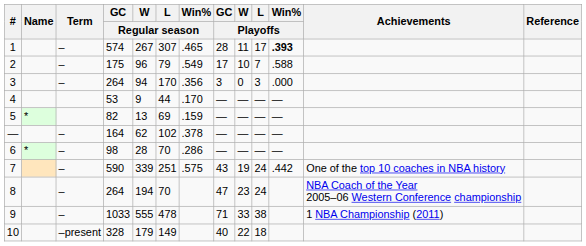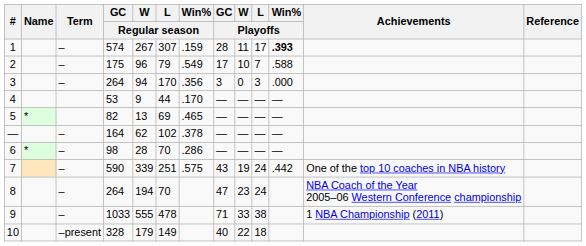(192, 47) .465 -> (192, 47) .159
(192, 116) .159 -> (192, 116) .465
